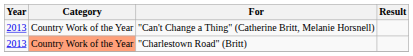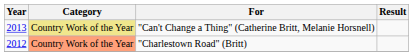(82, 28) no background -> (82, 28) khaki background
(17, 43) 2013 -> (17, 43) 2012
